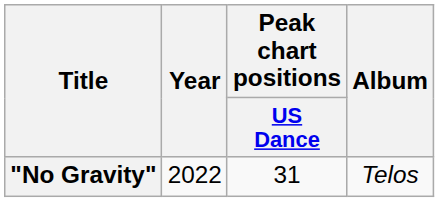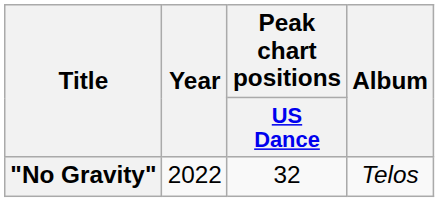(287, 175) 31 -> (287, 175) 32
